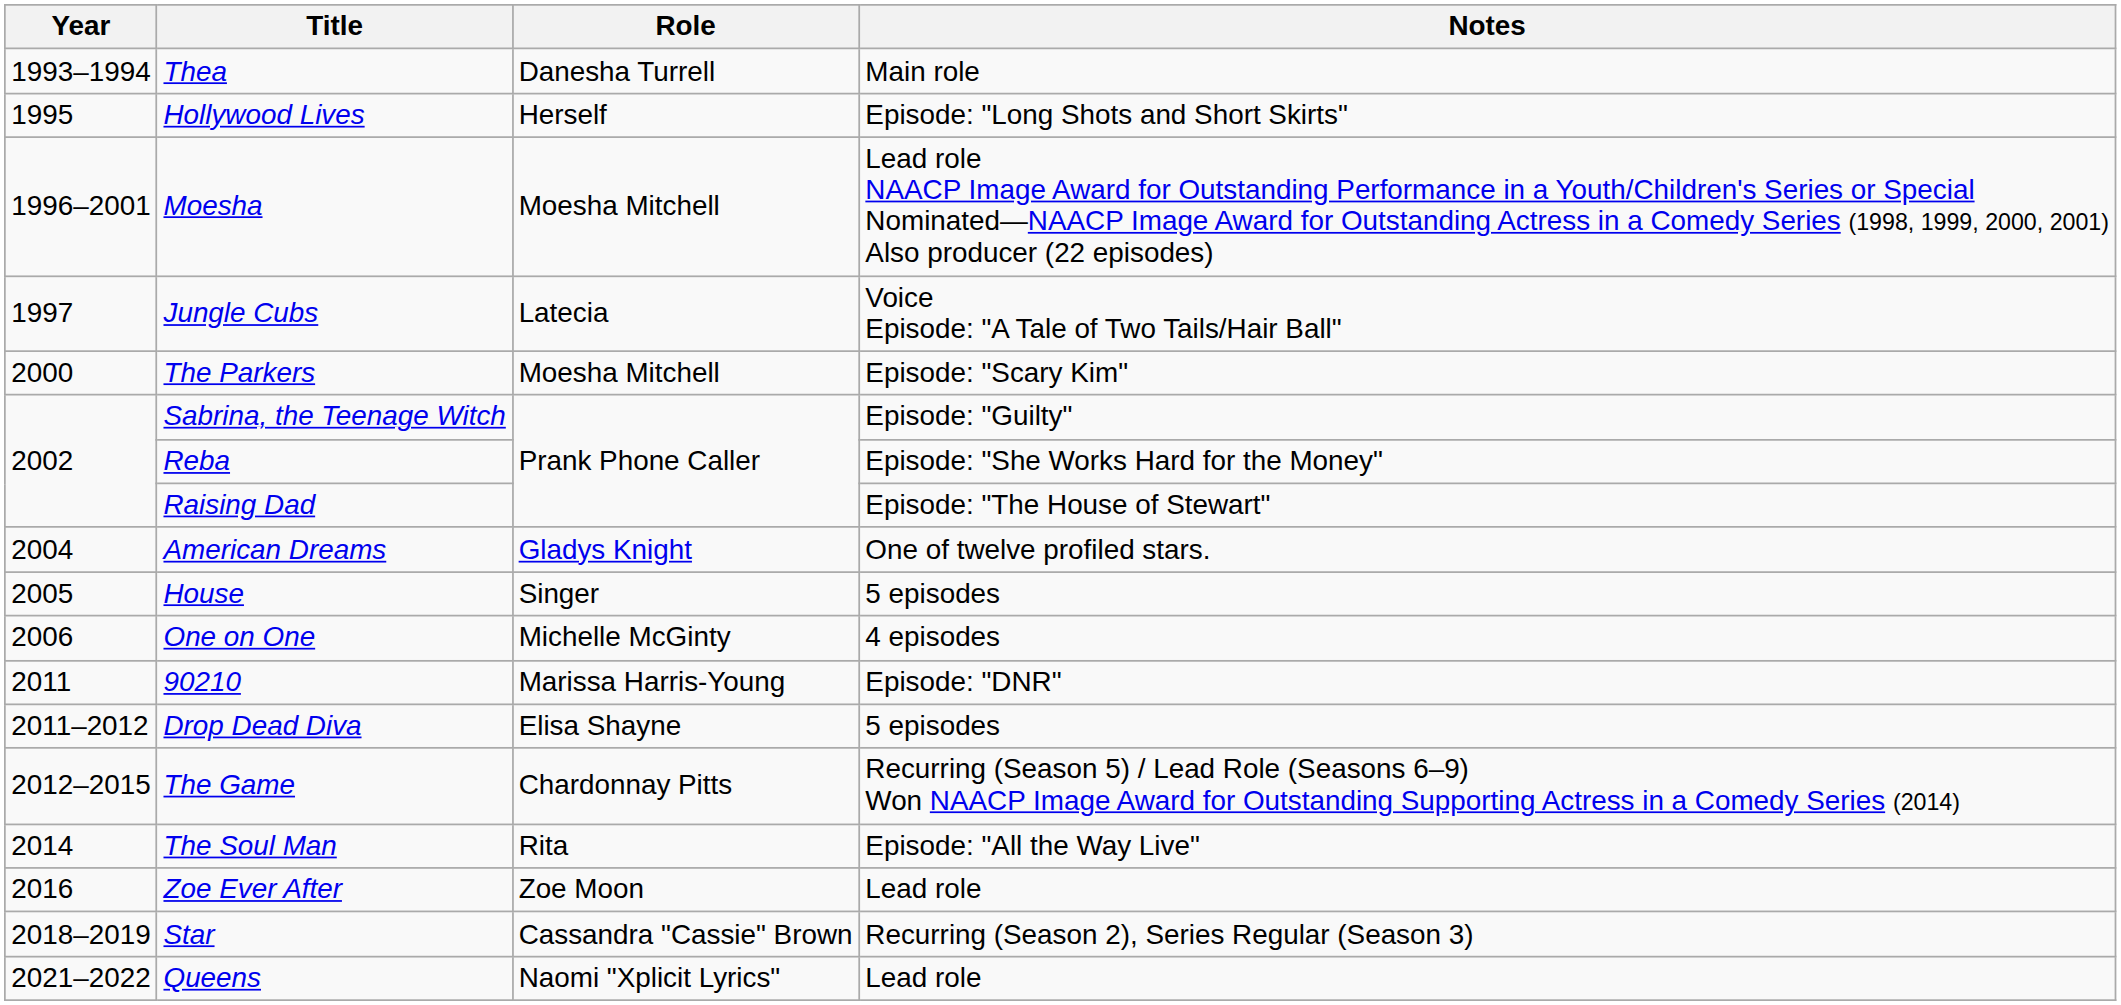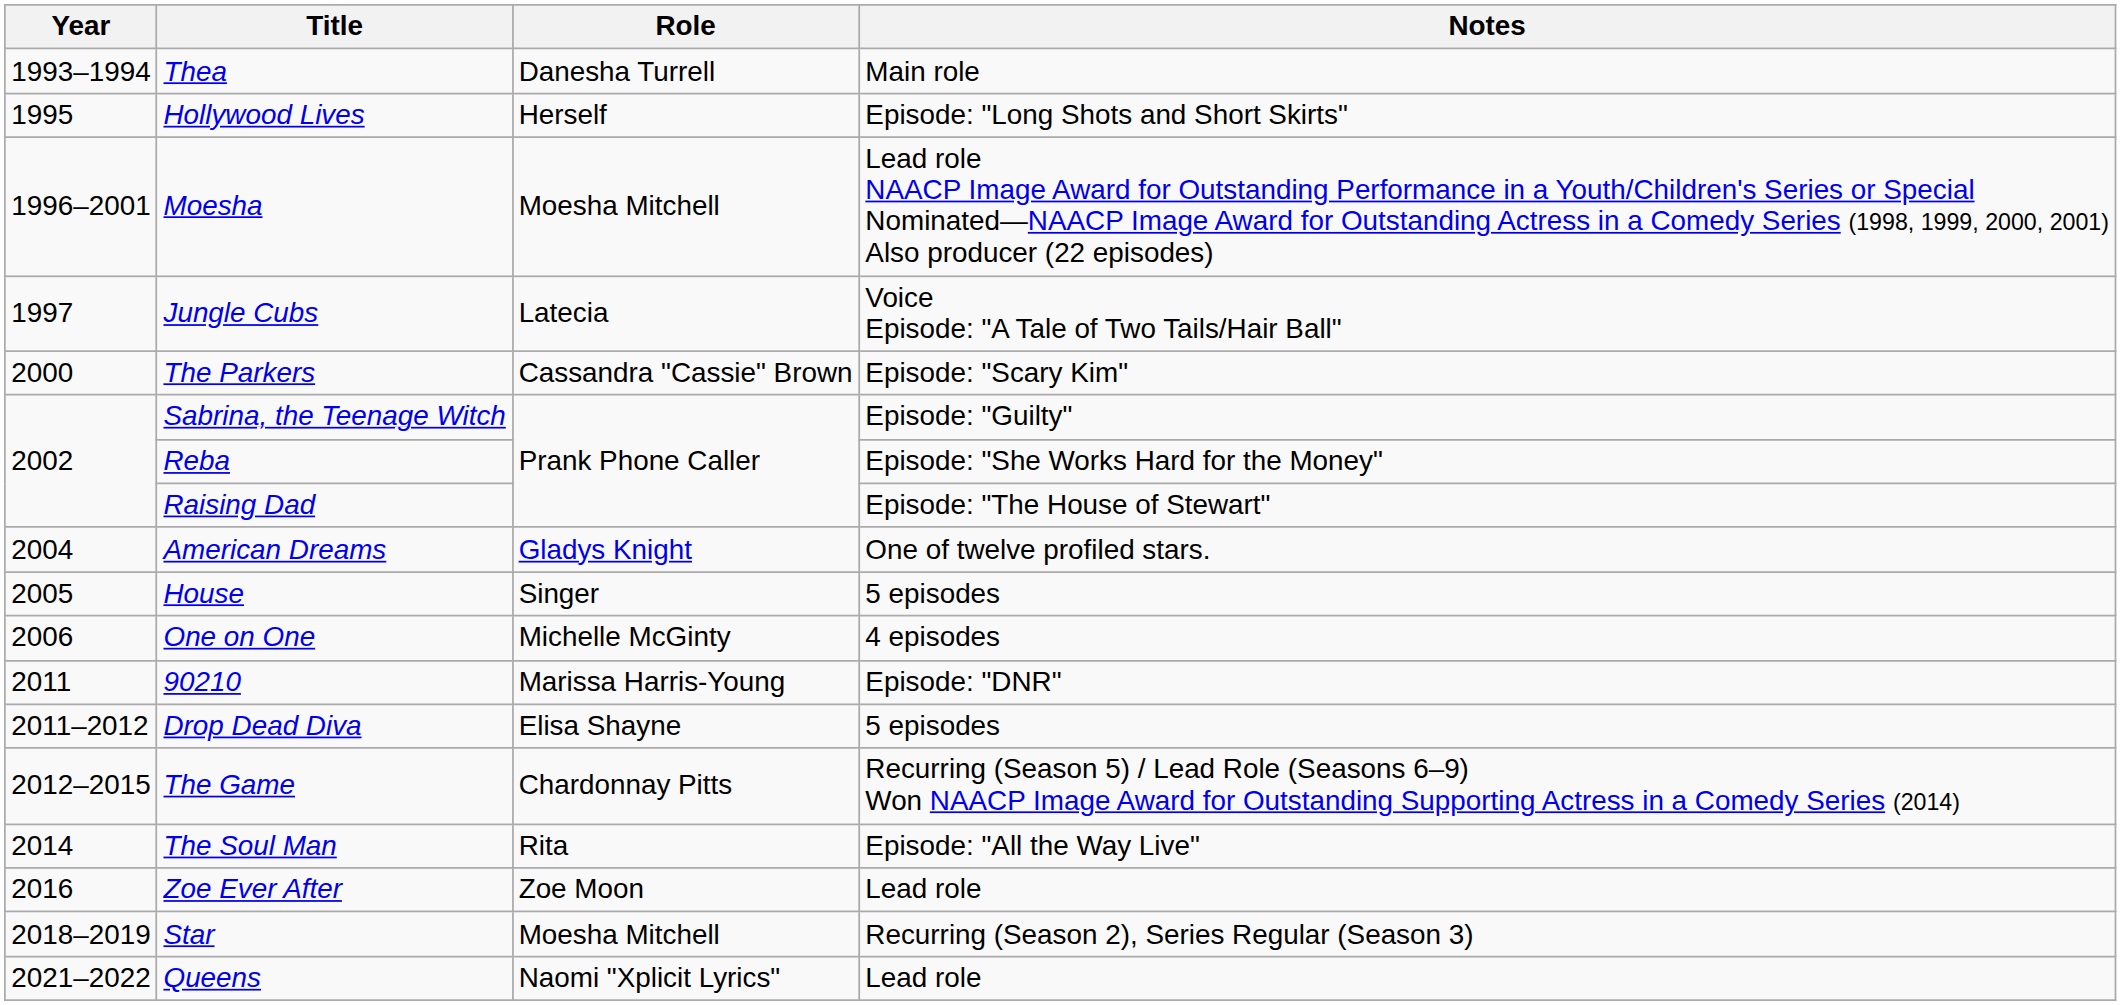(619, 372) Moesha Mitchell -> (686, 372) Cassandra "Cassie" Brown
(686, 933) Cassandra "Cassie" Brown -> (619, 933) Moesha Mitchell
